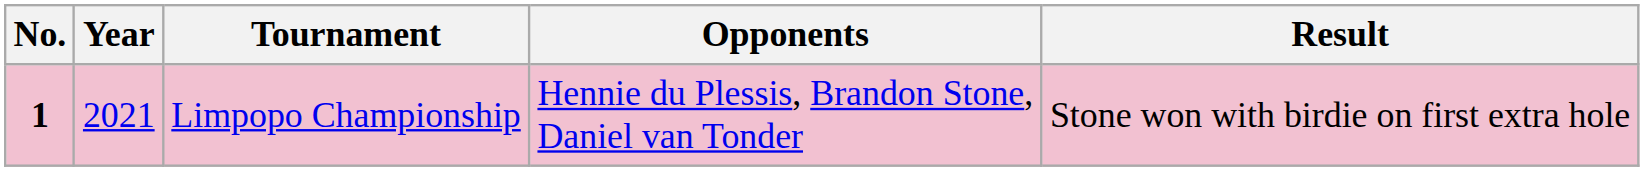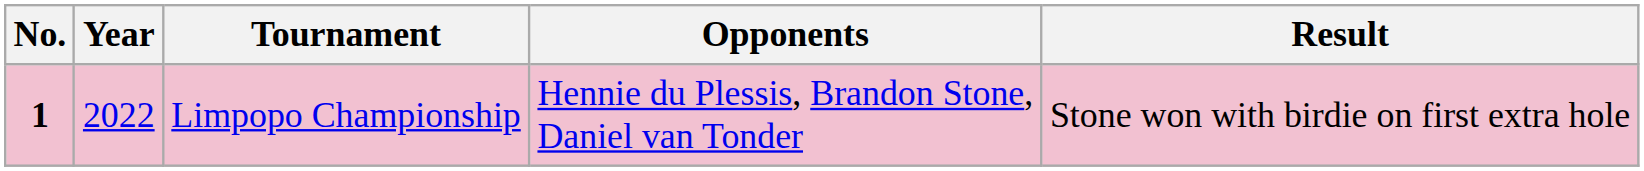(119, 114) 2021 -> (119, 114) 2022
